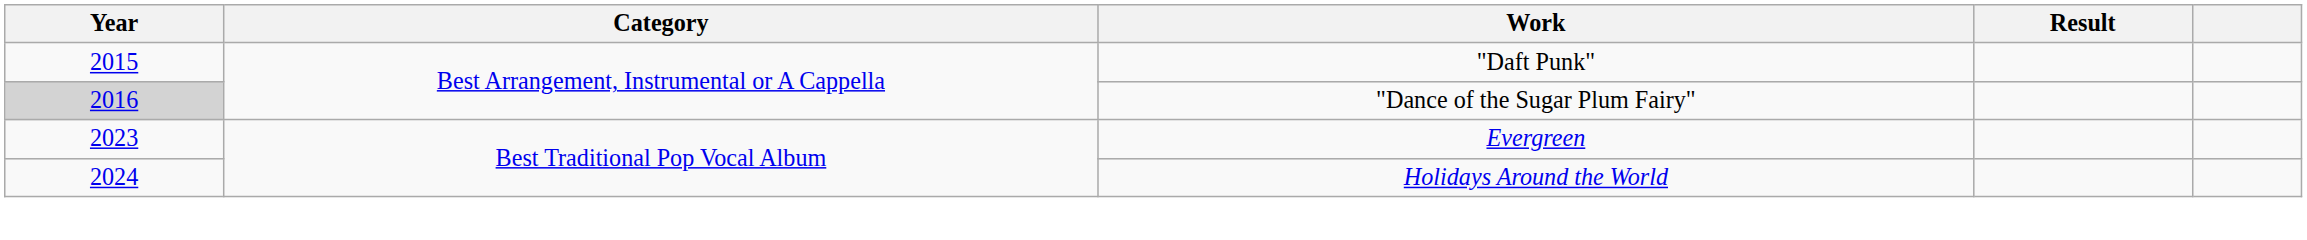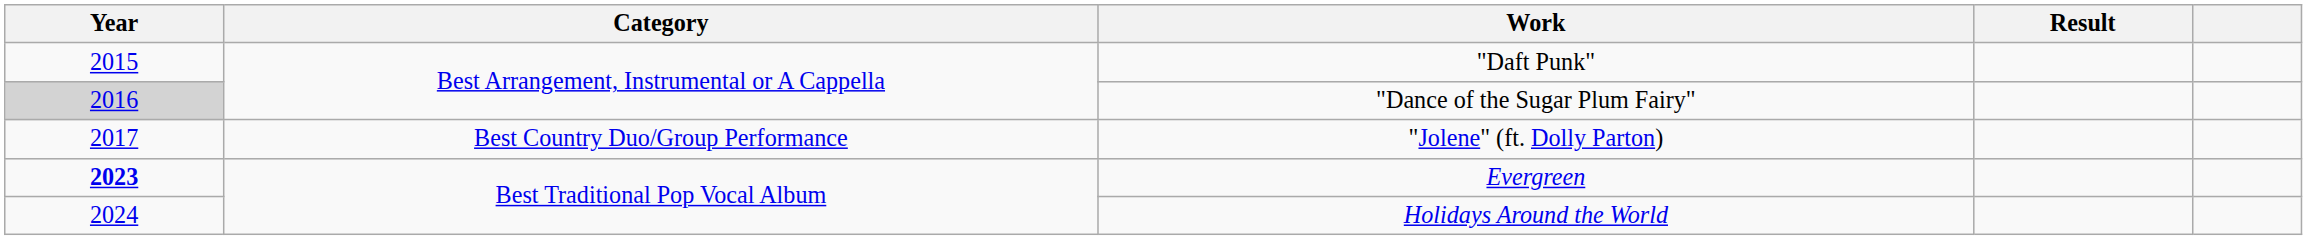+ row: (1536, 138)
(114, 138) normal -> (114, 176) bold
